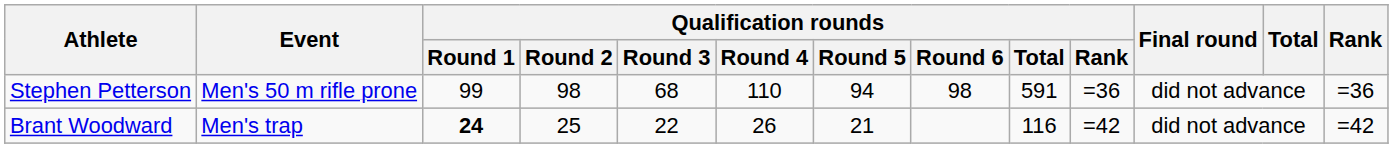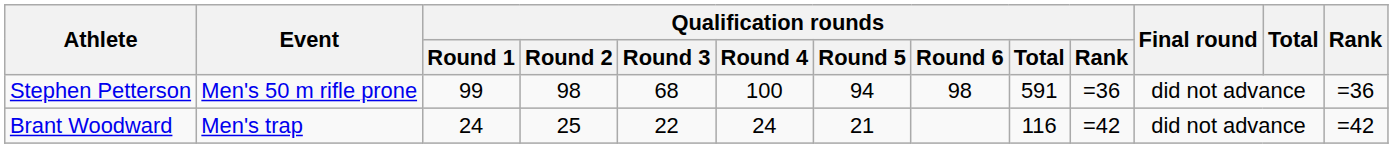(764, 92) 110 -> (764, 92) 100
(471, 126) bold -> (471, 126) normal
(764, 126) 26 -> (764, 126) 24
